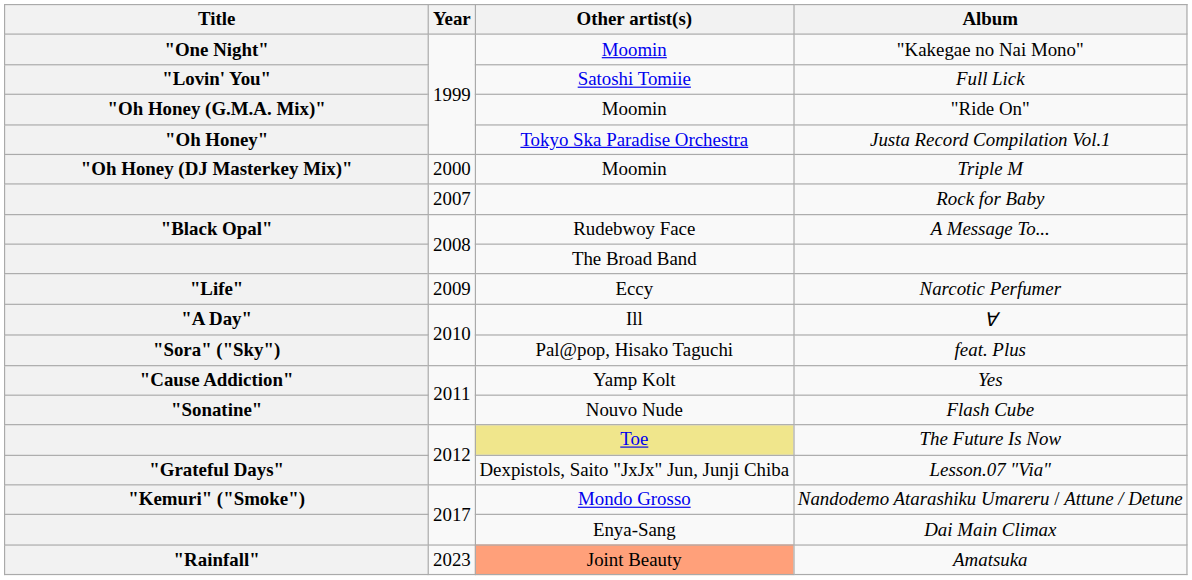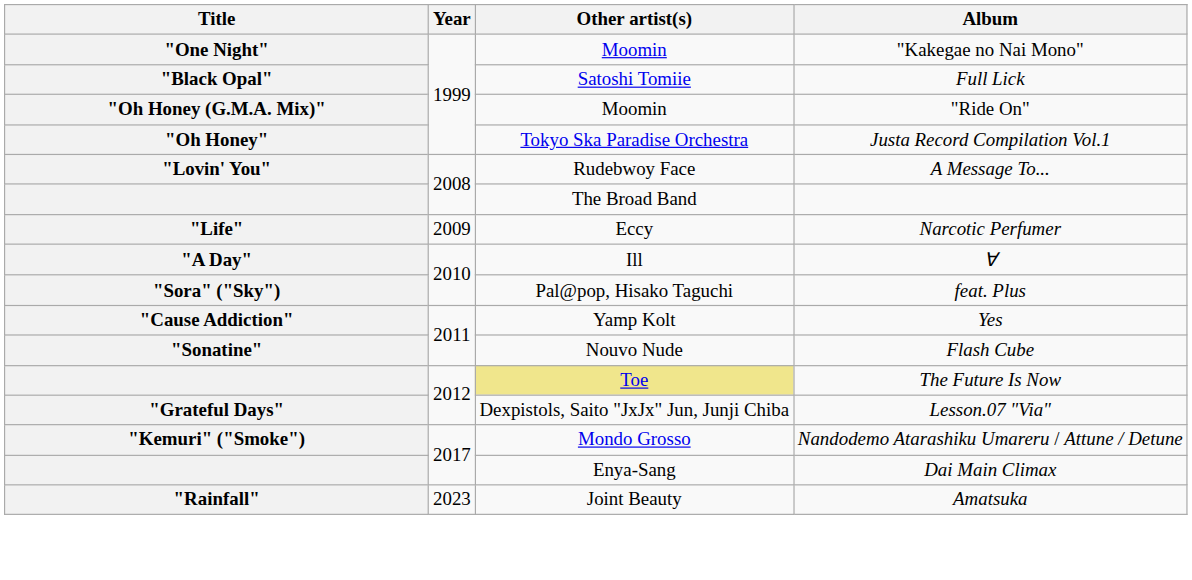(217, 79) "Lovin' You" -> (217, 79) "Black Opal"
- row: (990, 169)
- row: (990, 199)
(217, 229) "Black Opal" -> (217, 169) "Lovin' You"
(634, 559) lightsalmon background -> (634, 499) no background
